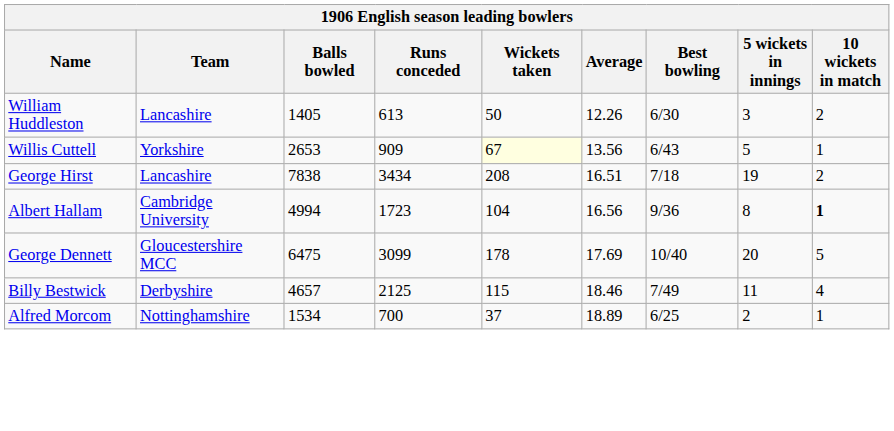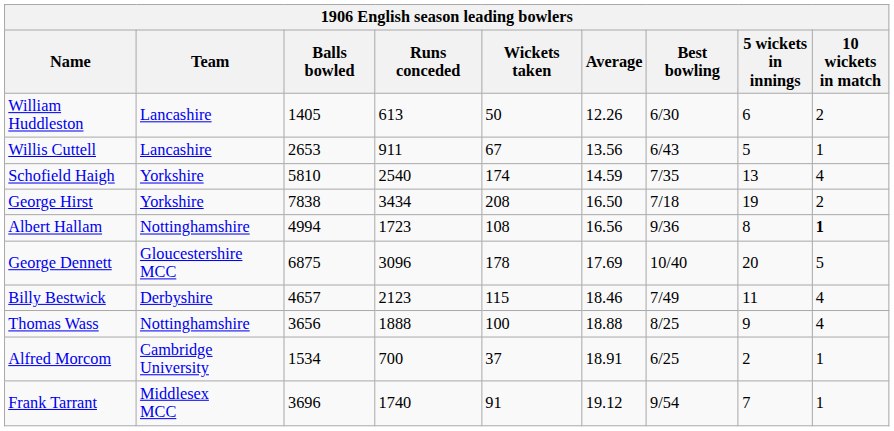(746, 115) 3 -> (746, 115) 6
(172, 150) Yorkshire -> (176, 150) Lancashire
(391, 150) 909 -> (391, 150) 911
(493, 150) lightyellow background -> (493, 150) no background
+ row: (62, 176)
(176, 176) Lancashire -> (172, 201) Yorkshire
(604, 176) 16.51 -> (604, 201) 16.50
(176, 211) Cambridge University -> (195, 227) Nottinghamshire
(497, 211) 104 -> (497, 227) 108
(304, 255) 6475 -> (304, 262) 6875
(395, 255) 3099 -> (395, 262) 3096
(395, 290) 2125 -> (395, 297) 2123
+ row: (53, 323)
(195, 316) Nottinghamshire -> (176, 358) Cambridge University
(604, 316) 18.89 -> (604, 358) 18.91
+ row: (53, 403)
